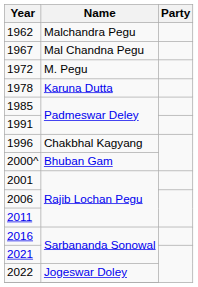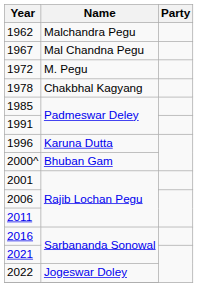(78, 87) Karuna Dutta -> (93, 87) Chakbhal Kagyang
(93, 143) Chakbhal Kagyang -> (78, 143) Karuna Dutta
